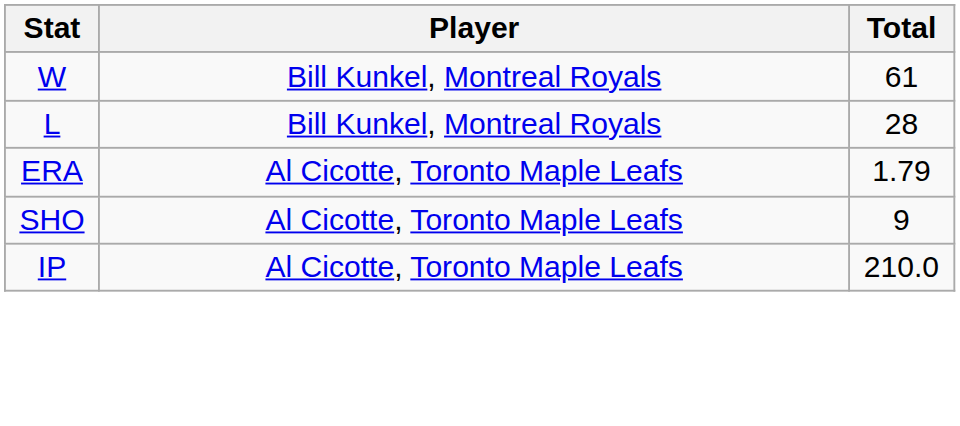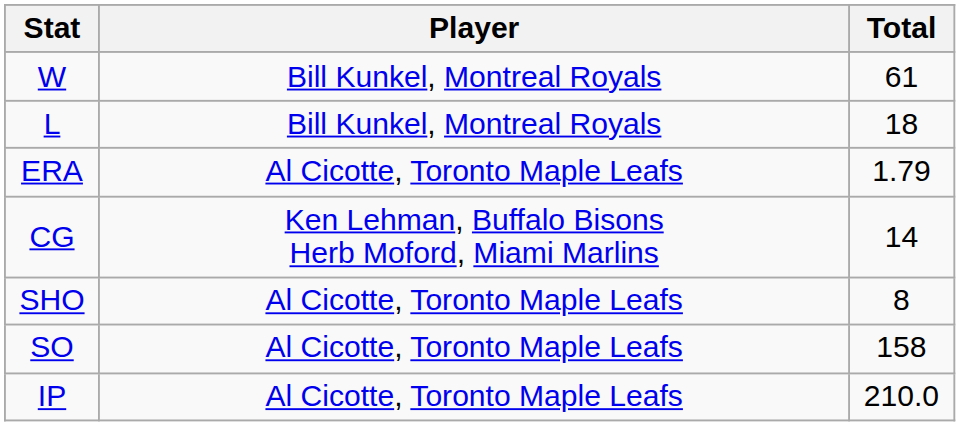(901, 123) 28 -> (901, 123) 18
+ row: (52, 236)
(901, 219) 9 -> (901, 300) 8
+ row: (52, 348)
